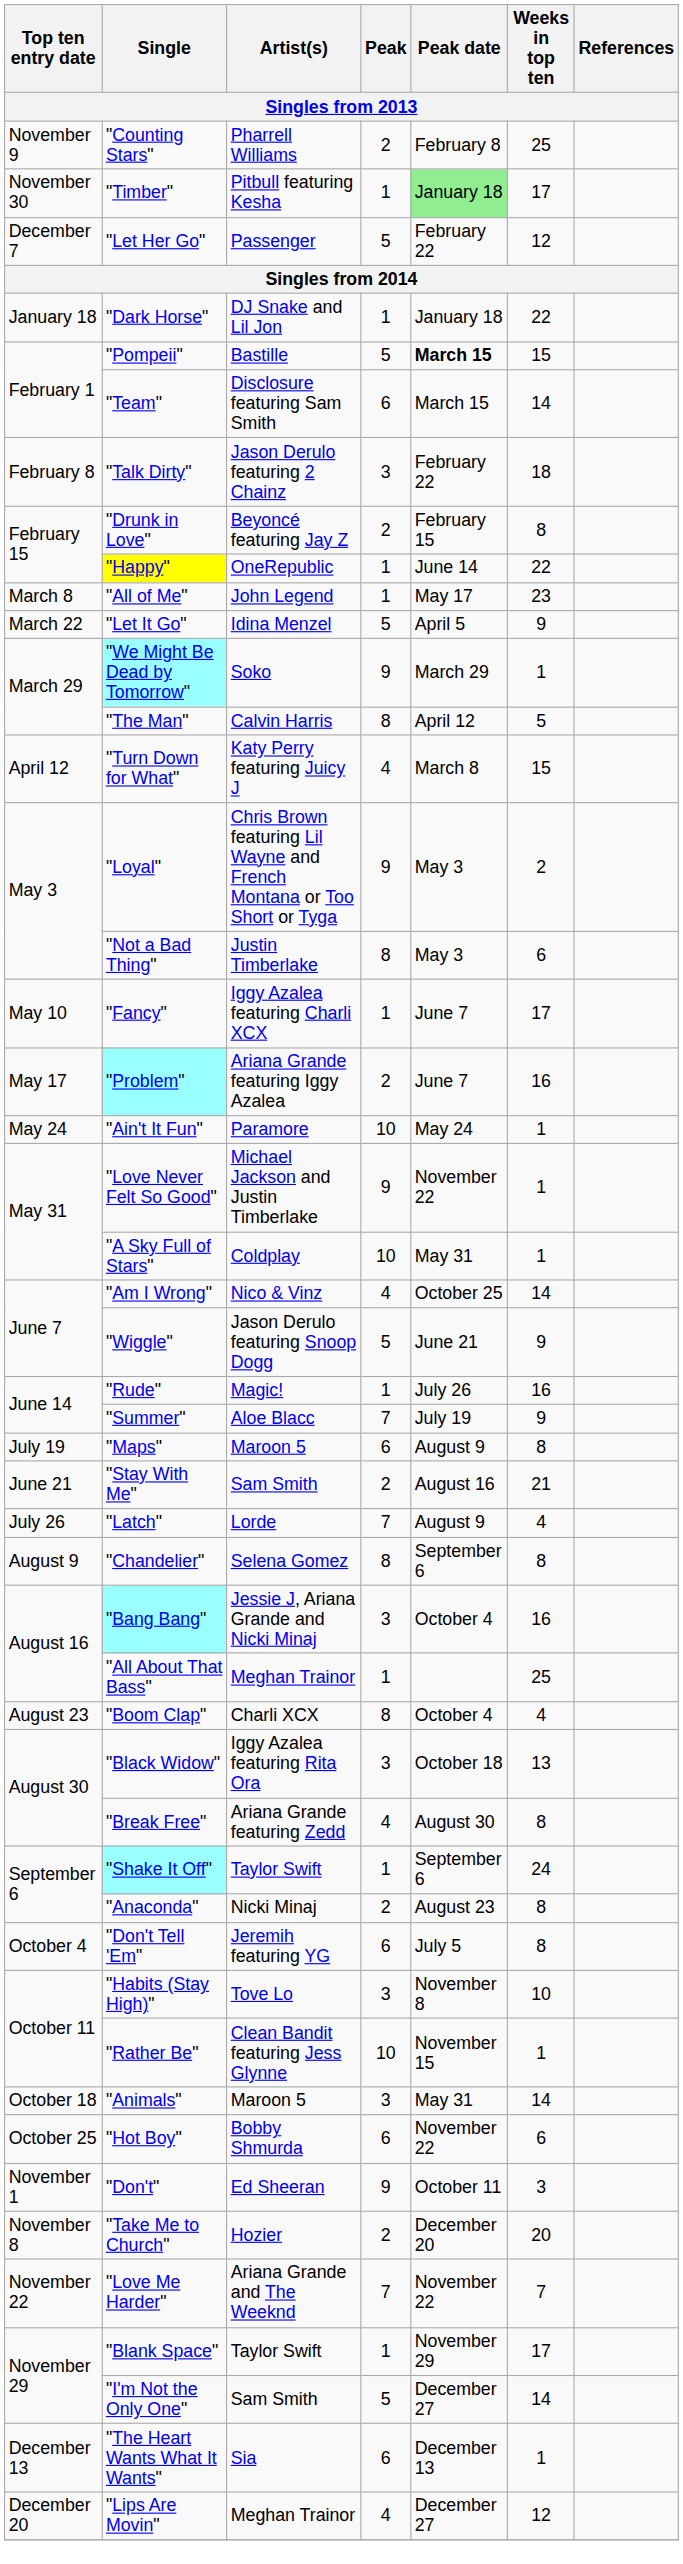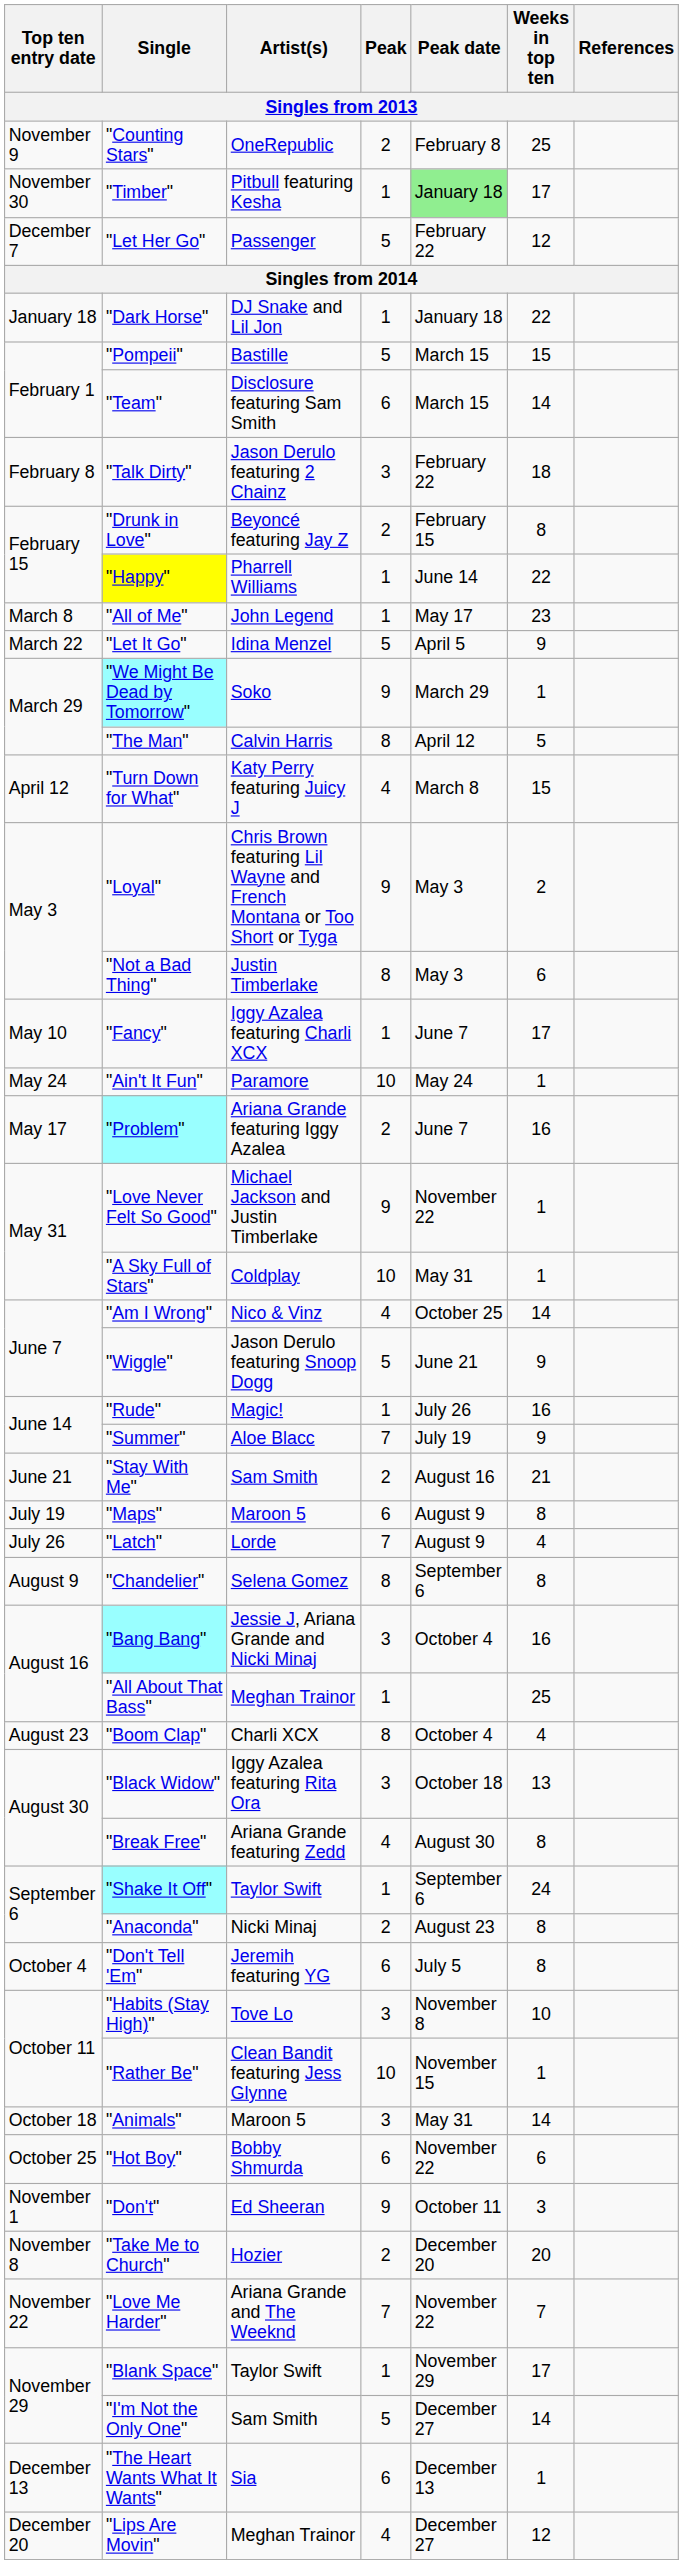(264, 144) Pharrell Williams -> (282, 144) OneRepublic
(453, 355) bold -> (452, 355) normal
(282, 568) OneRepublic -> (264, 578) Pharrell Williams
rows swapped: (145, 1081) <-> (154, 1129)
rows swapped: (147, 1484) <-> (134, 1446)
